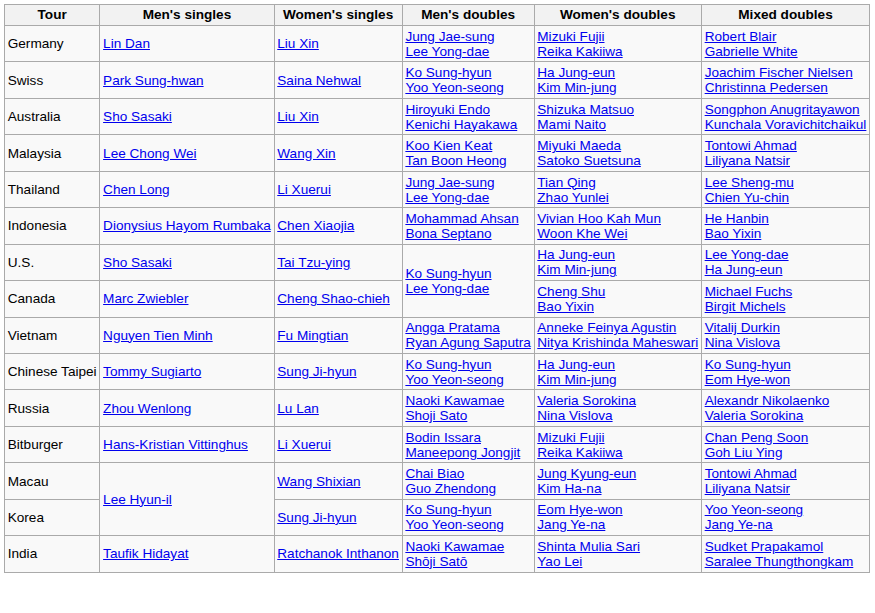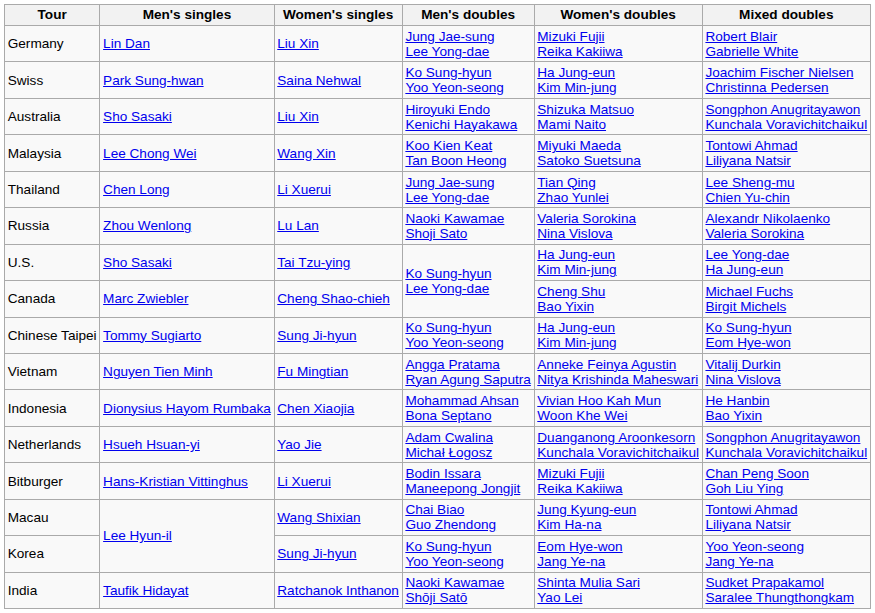rows swapped: (28, 408) <-> (37, 226)
rows swapped: (33, 335) <-> (52, 372)
+ row: (44, 445)
